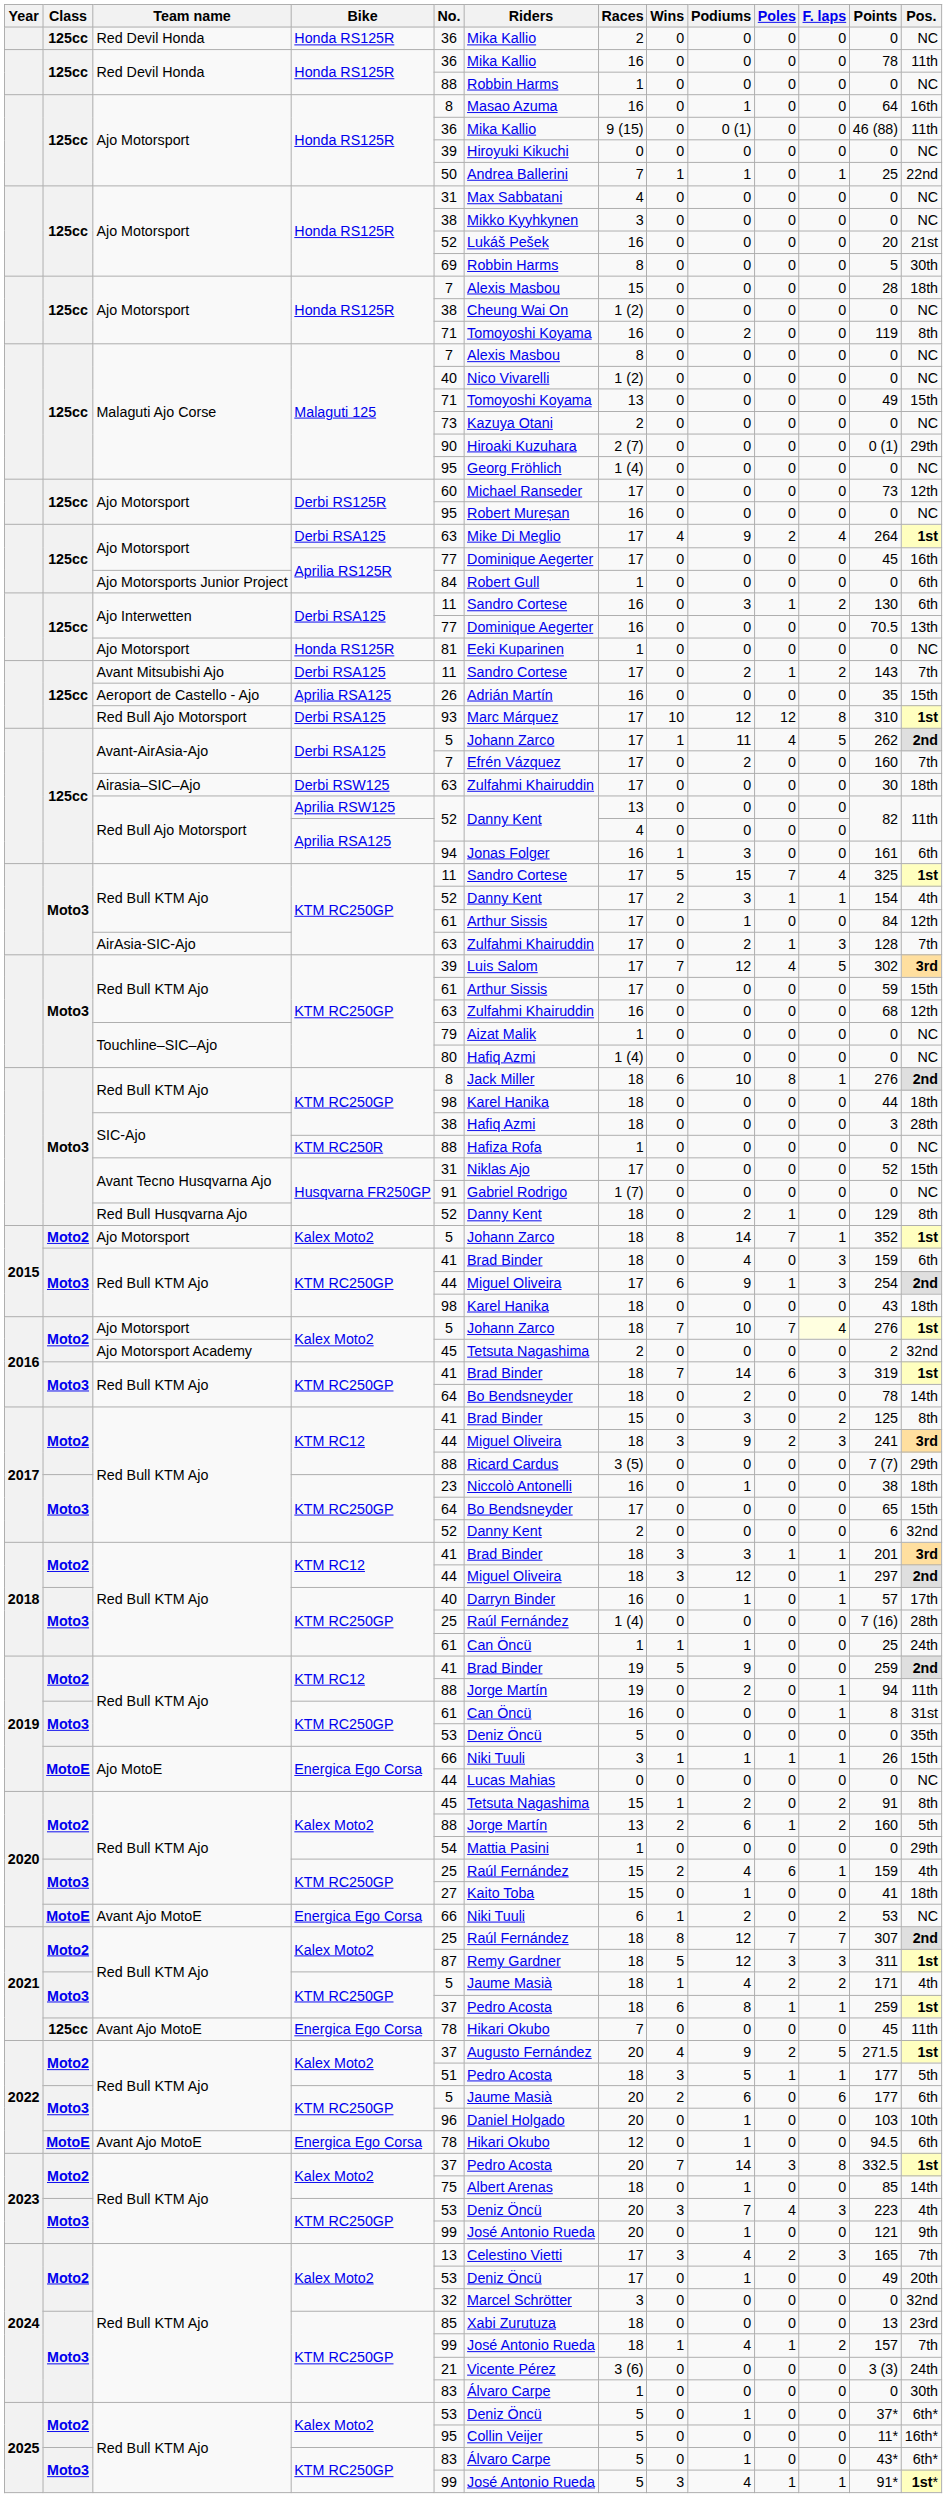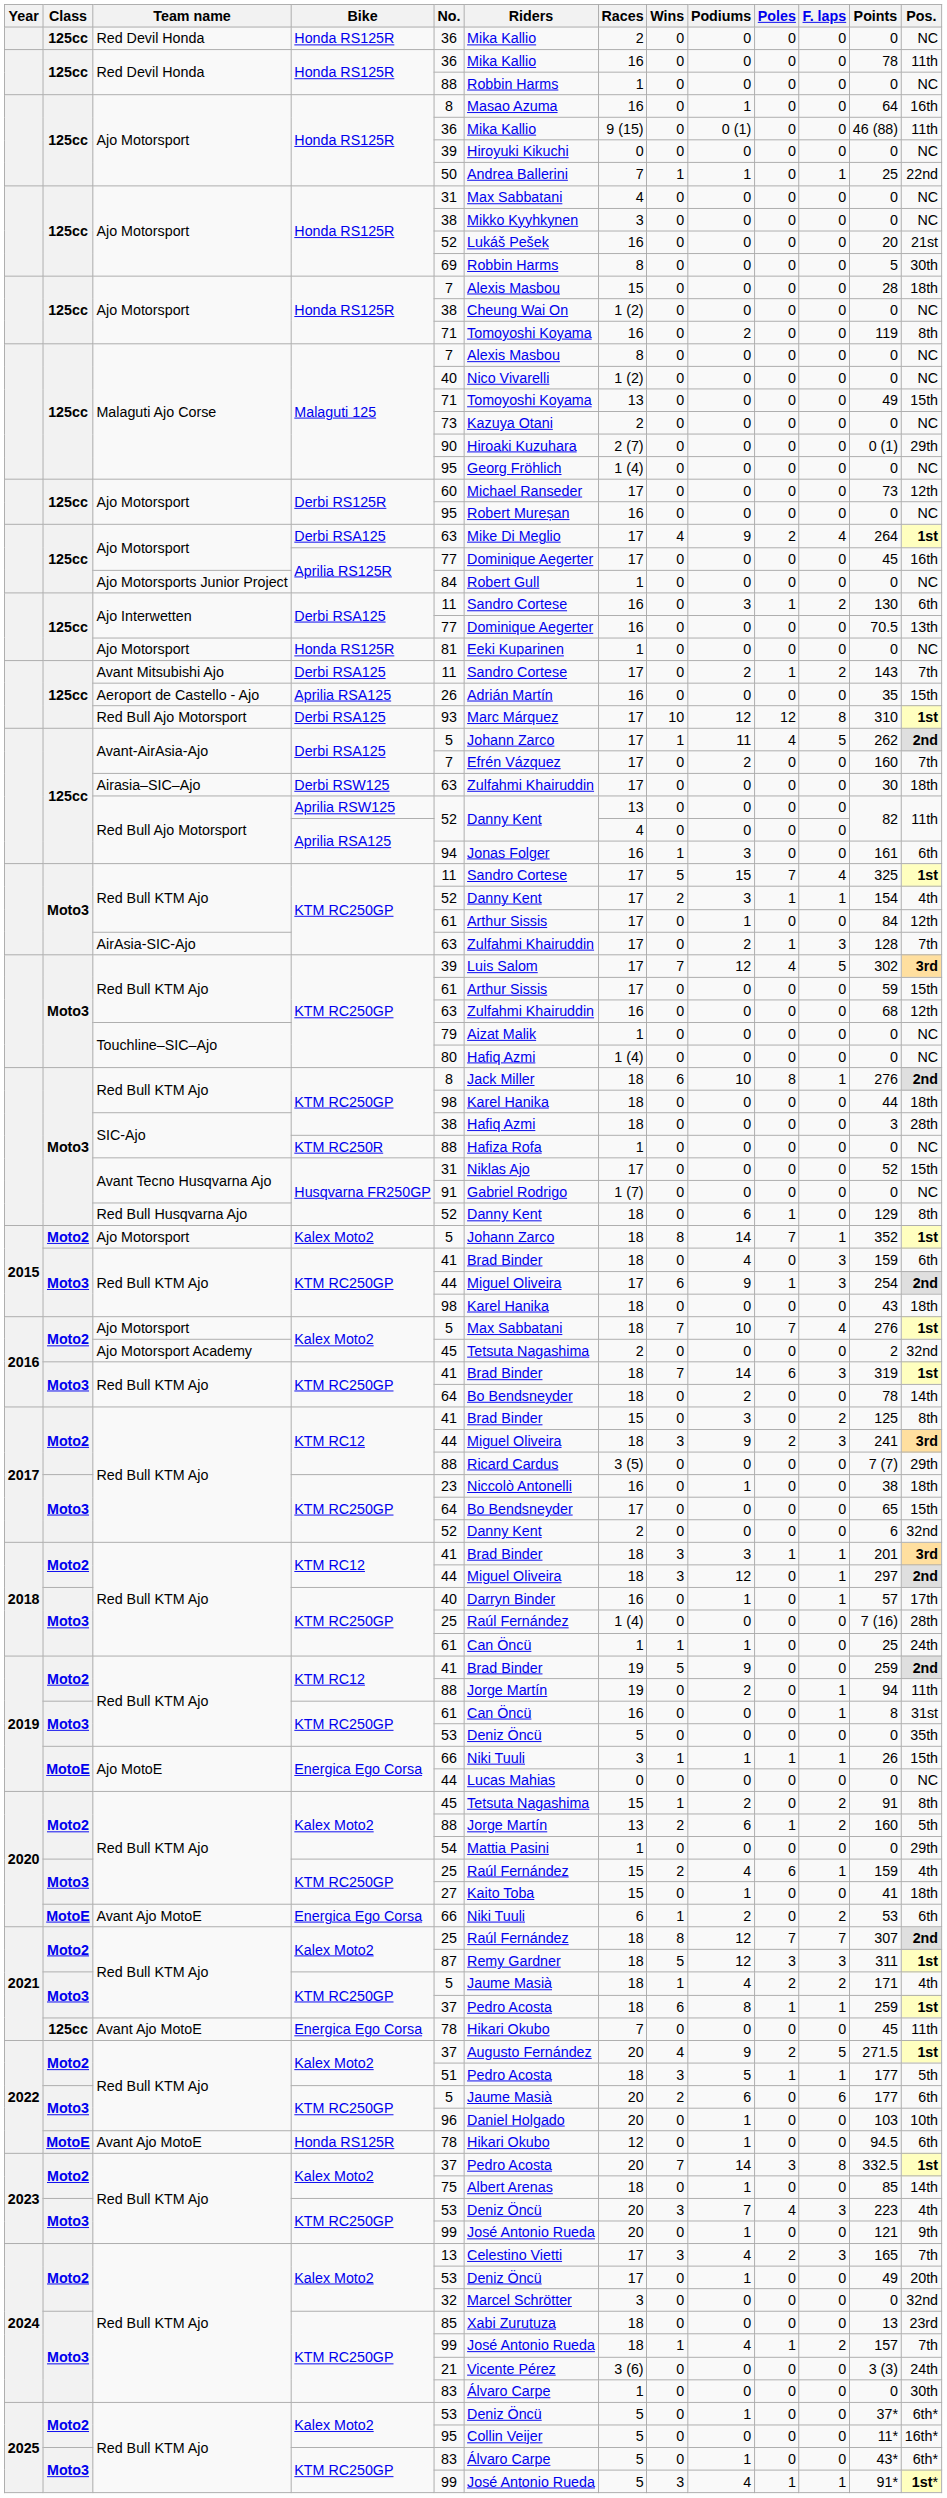(928, 581) 6th -> (928, 581) NC
(747, 1215) 2 -> (747, 1215) 6
(511, 1328) Johann Zarco -> (515, 1328) Max Sabbatani
(842, 1328) lightyellow background -> (842, 1328) no background
(928, 1916) NC -> (928, 1916) 6th
(358, 2142) Energica Ego Corsa -> (344, 2142) Honda RS125R
